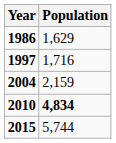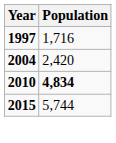- row: (22, 37)
(58, 82) 2,159 -> (58, 60) 2,420
